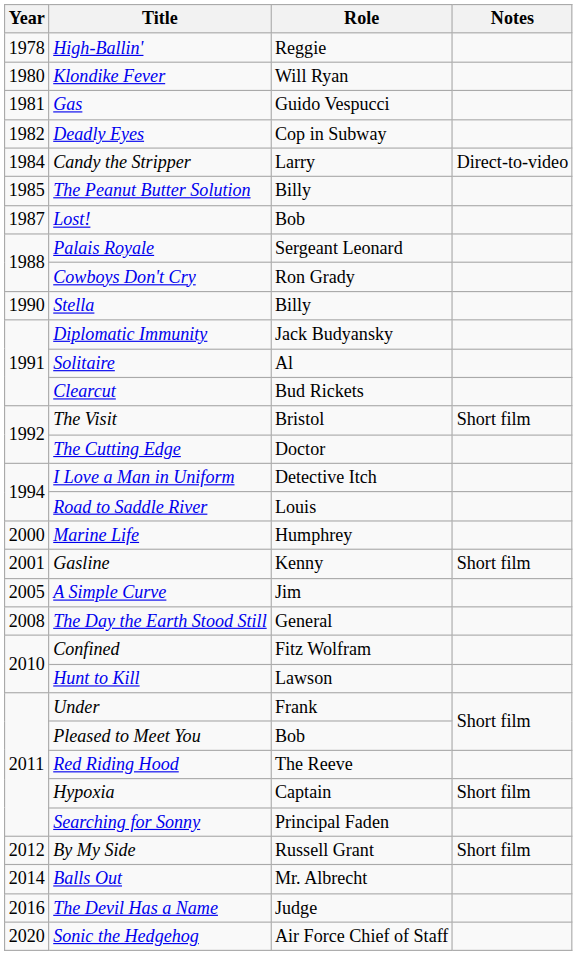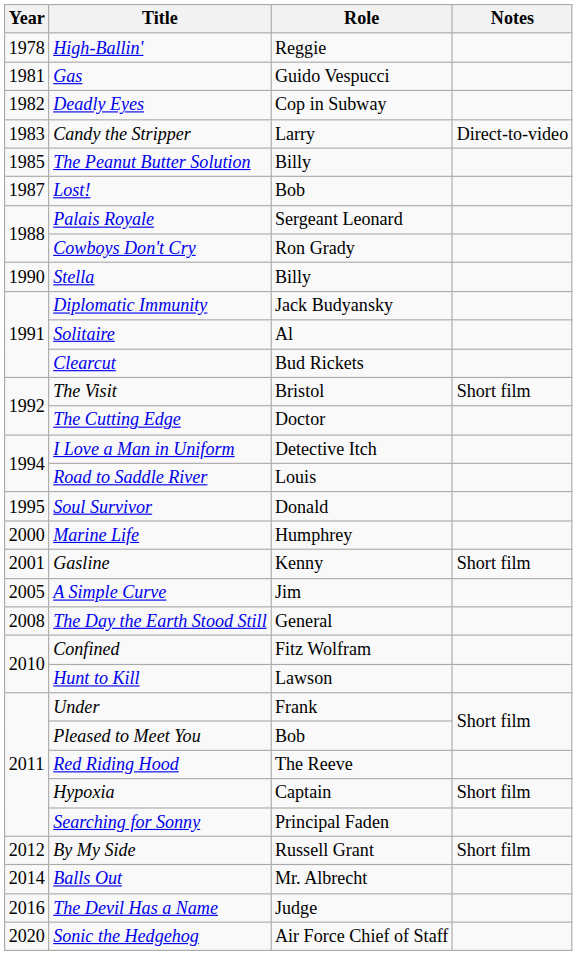- row: (109, 76)
(27, 162) 1984 -> (27, 133) 1983
+ row: (103, 506)
